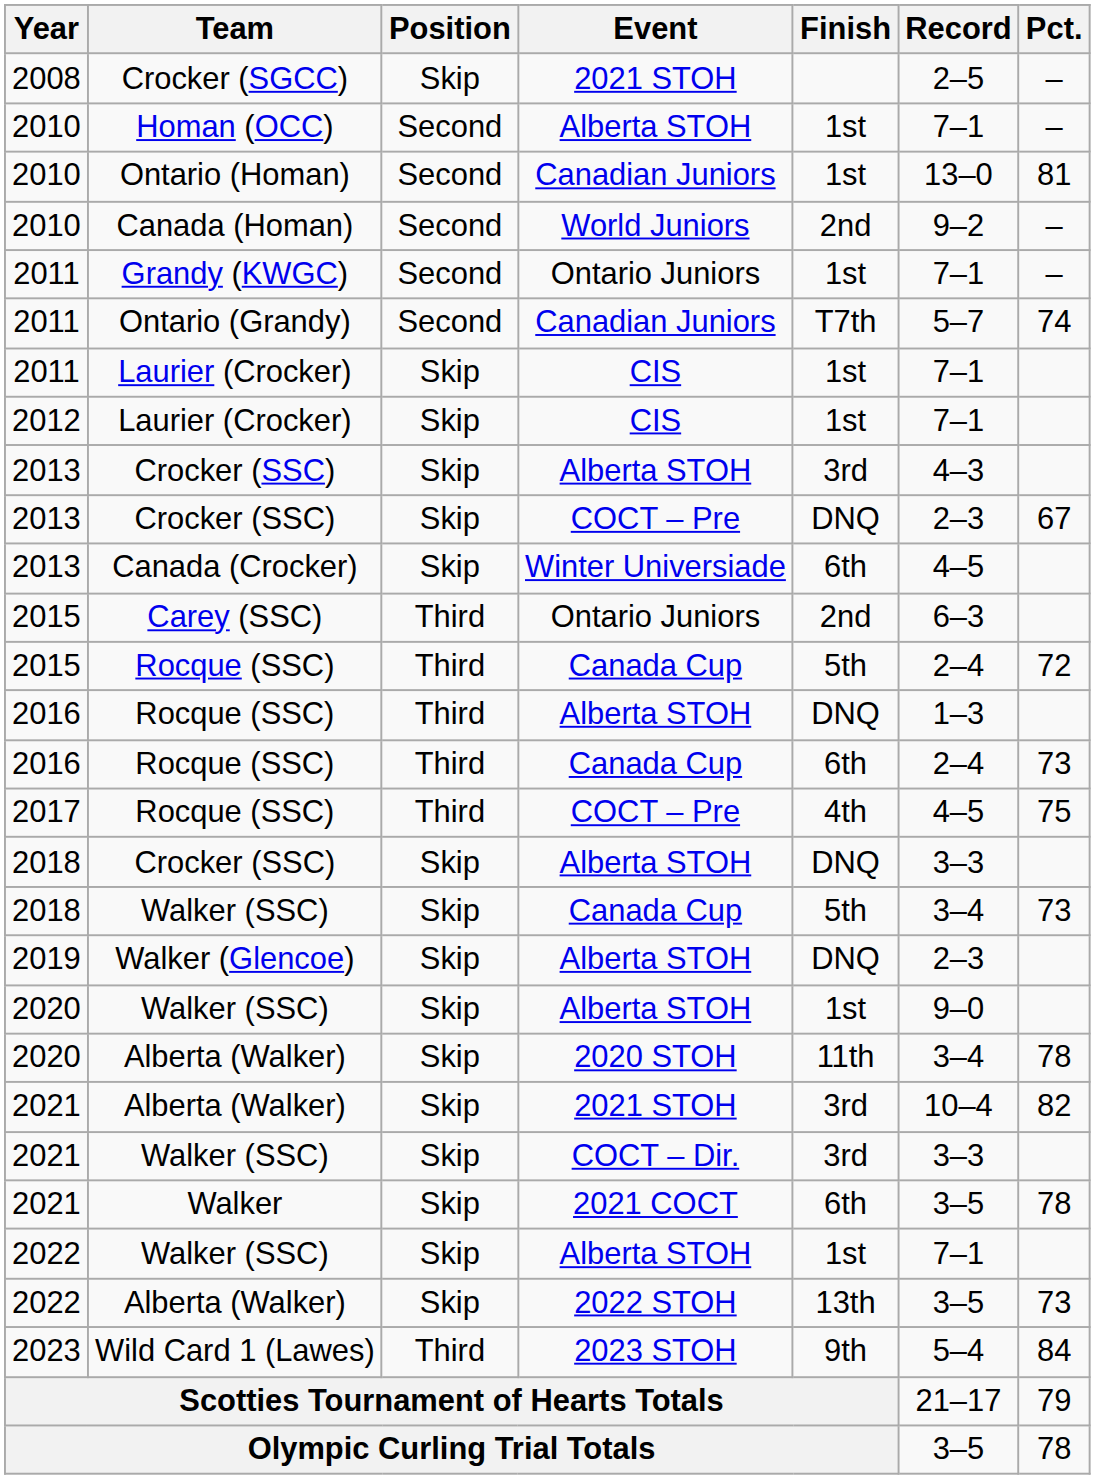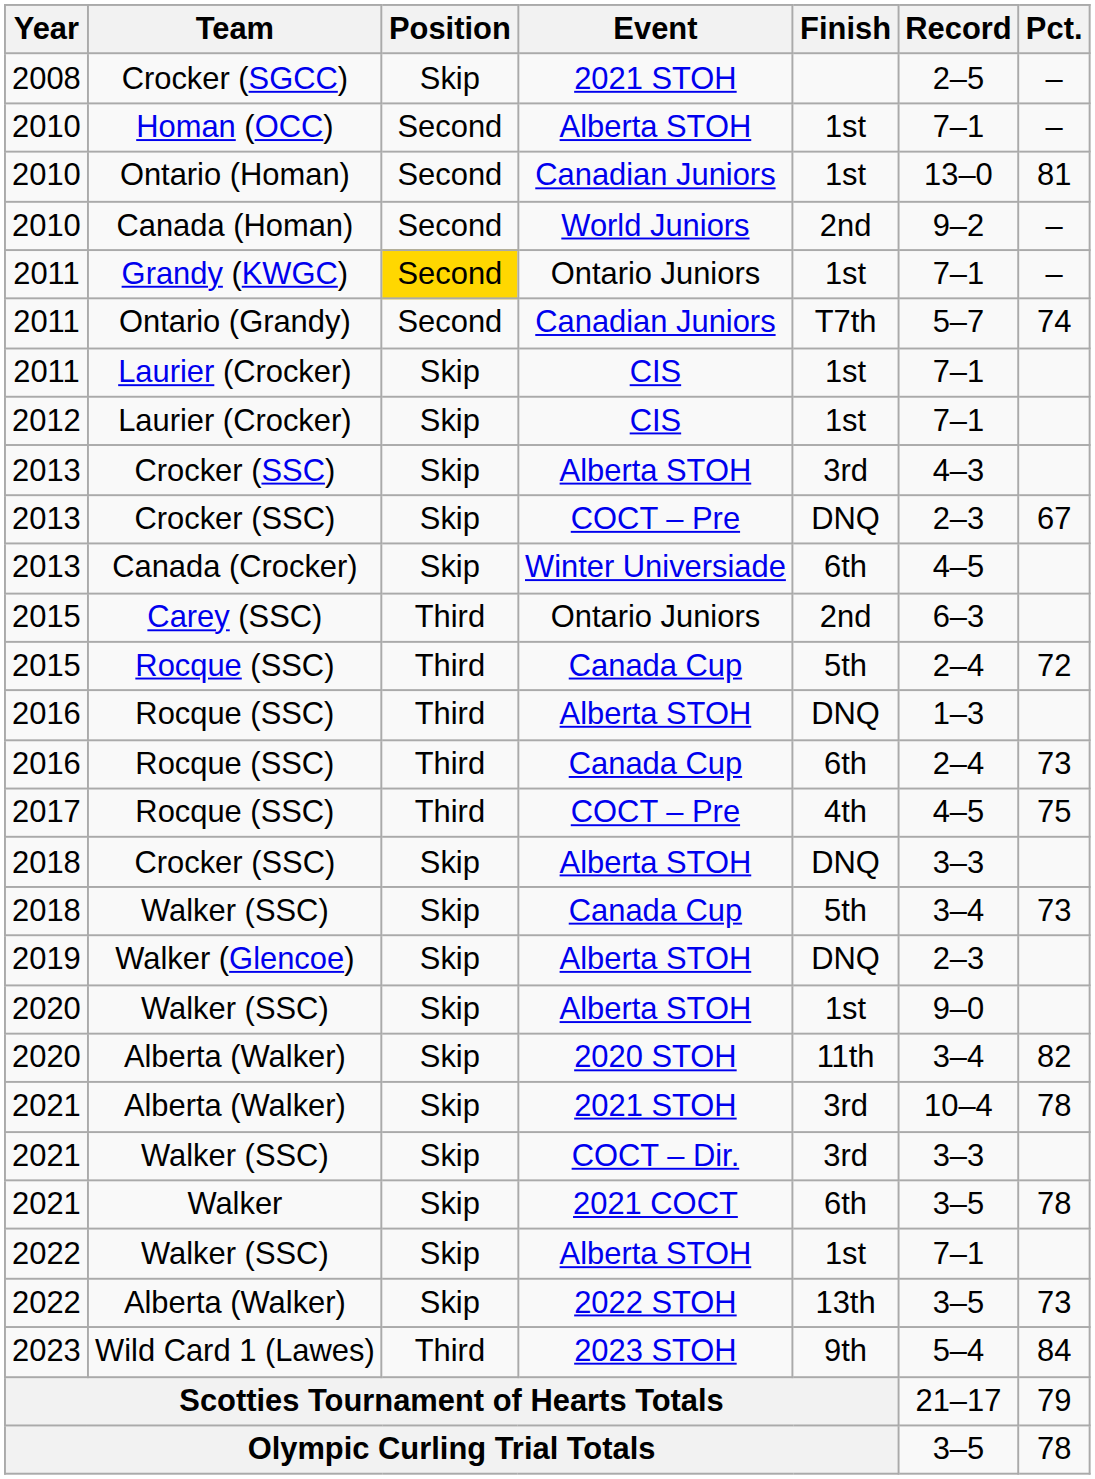(450, 273) no background -> (450, 273) gold background
(1054, 1057) 78 -> (1054, 1057) 82
(1054, 1106) 82 -> (1054, 1106) 78
